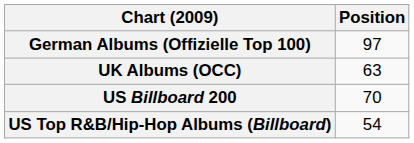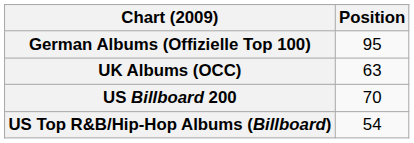(372, 44) 97 -> (372, 44) 95
